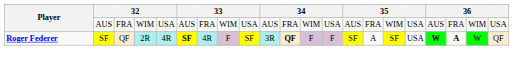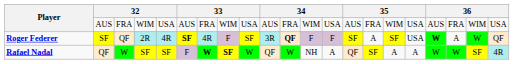(456, 38) bold -> (456, 38) normal
+ row: (29, 51)
